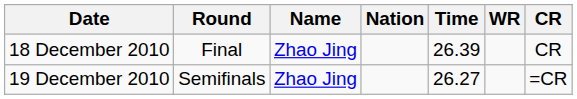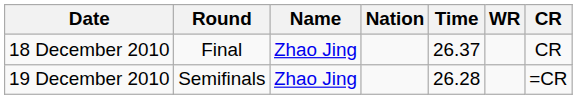(457, 49) 26.39 -> (457, 49) 26.37
(457, 79) 26.27 -> (457, 79) 26.28
